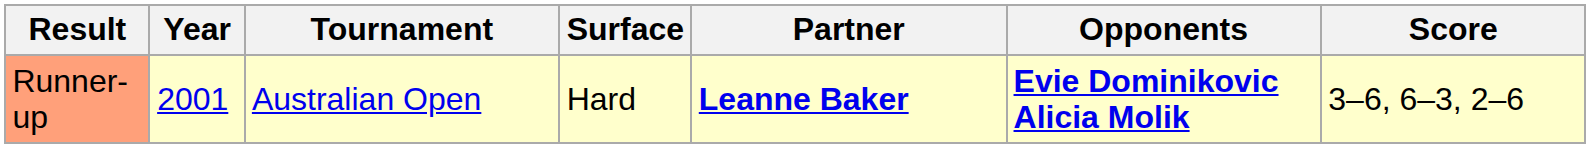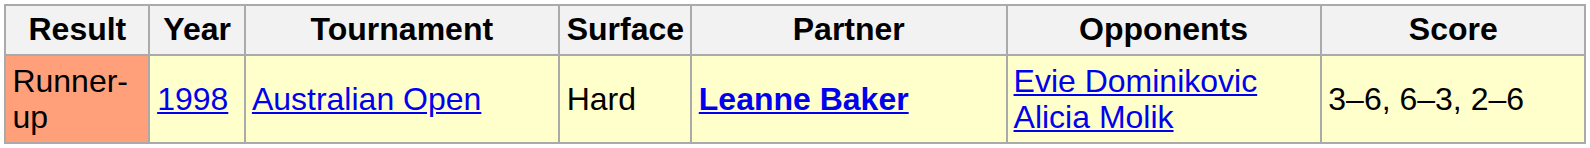(193, 98) 2001 -> (193, 98) 1998
(1146, 98) bold -> (1135, 98) normal
